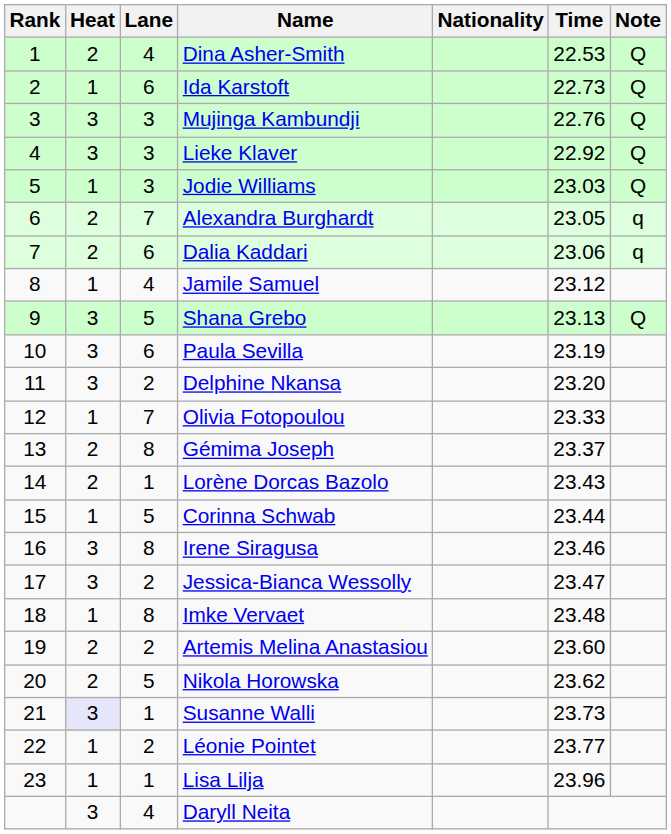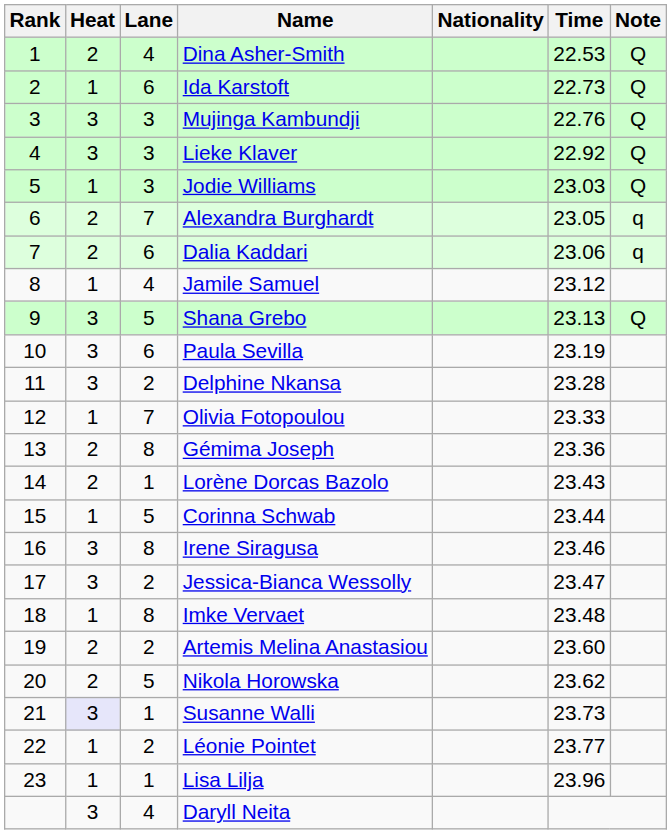(579, 383) 23.20 -> (579, 383) 23.28
(579, 449) 23.37 -> (579, 449) 23.36
